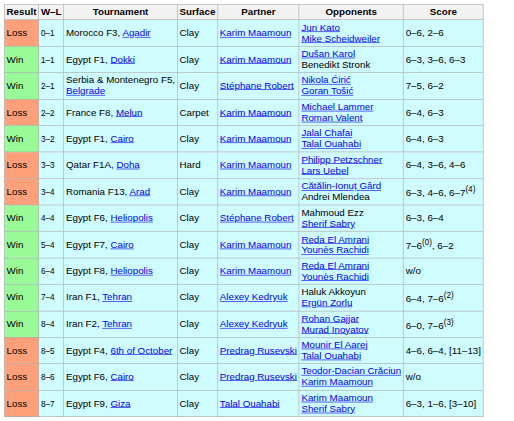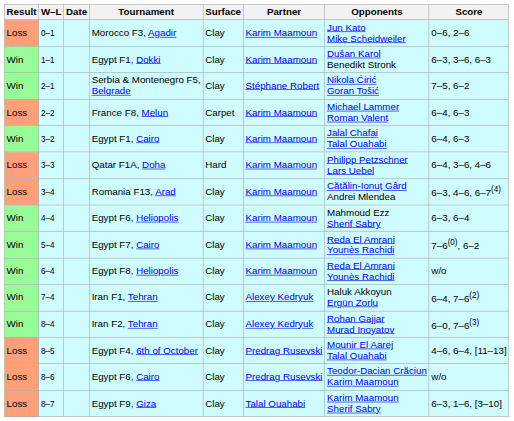+ column: (77, 12)
(257, 218) Stéphane Robert -> (281, 218) Karim Maamoun
